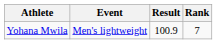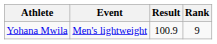(197, 30) 7 -> (197, 30) 9
